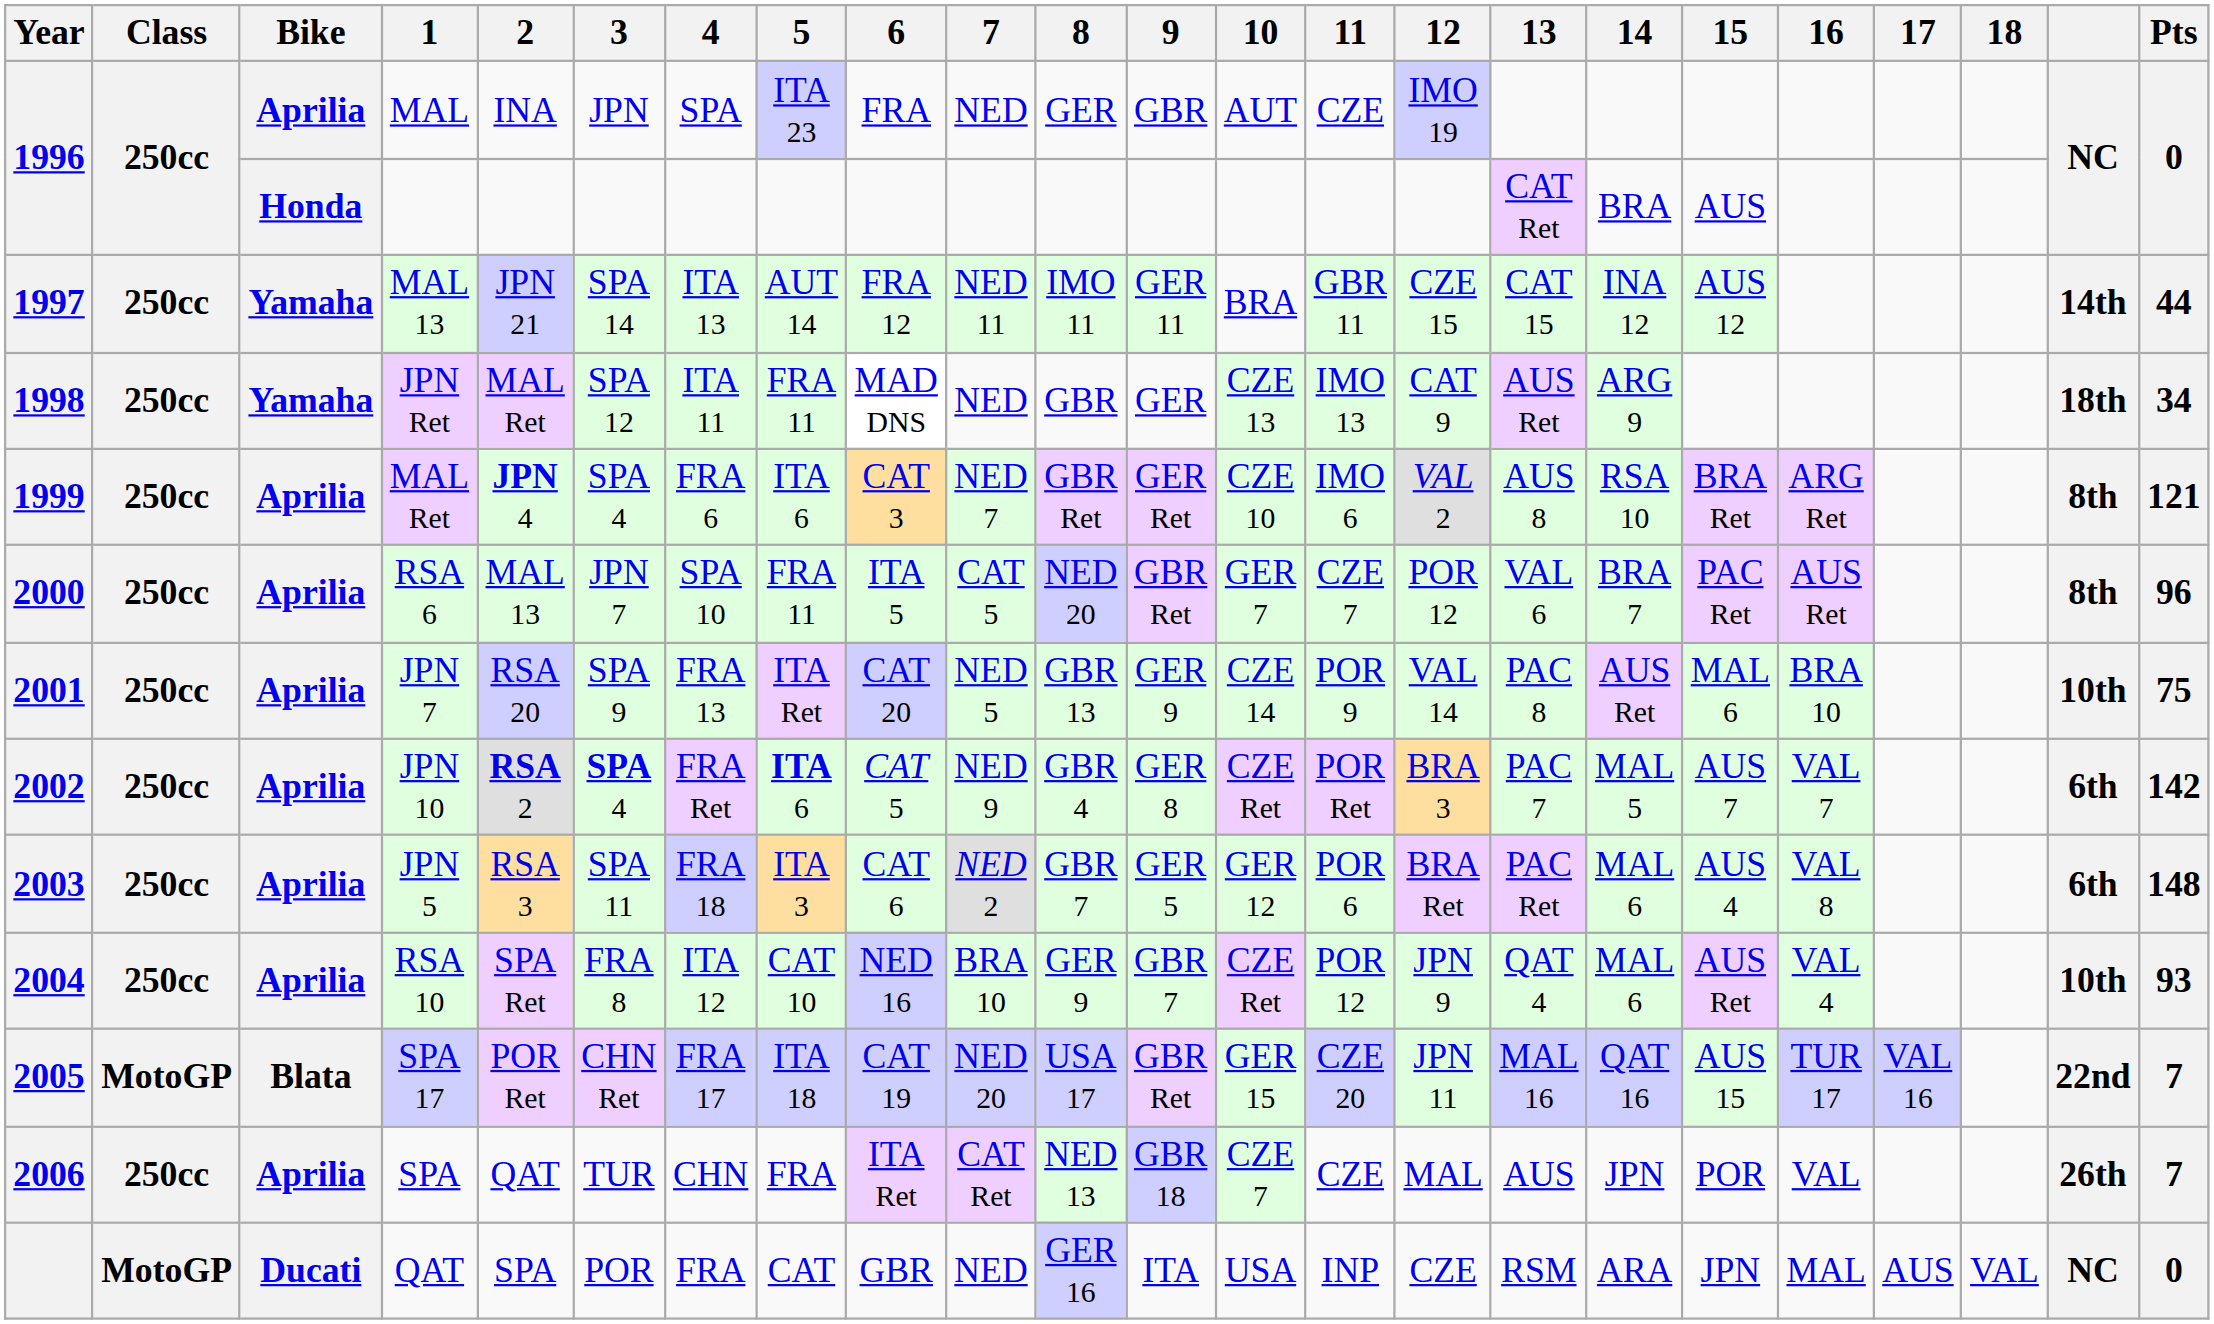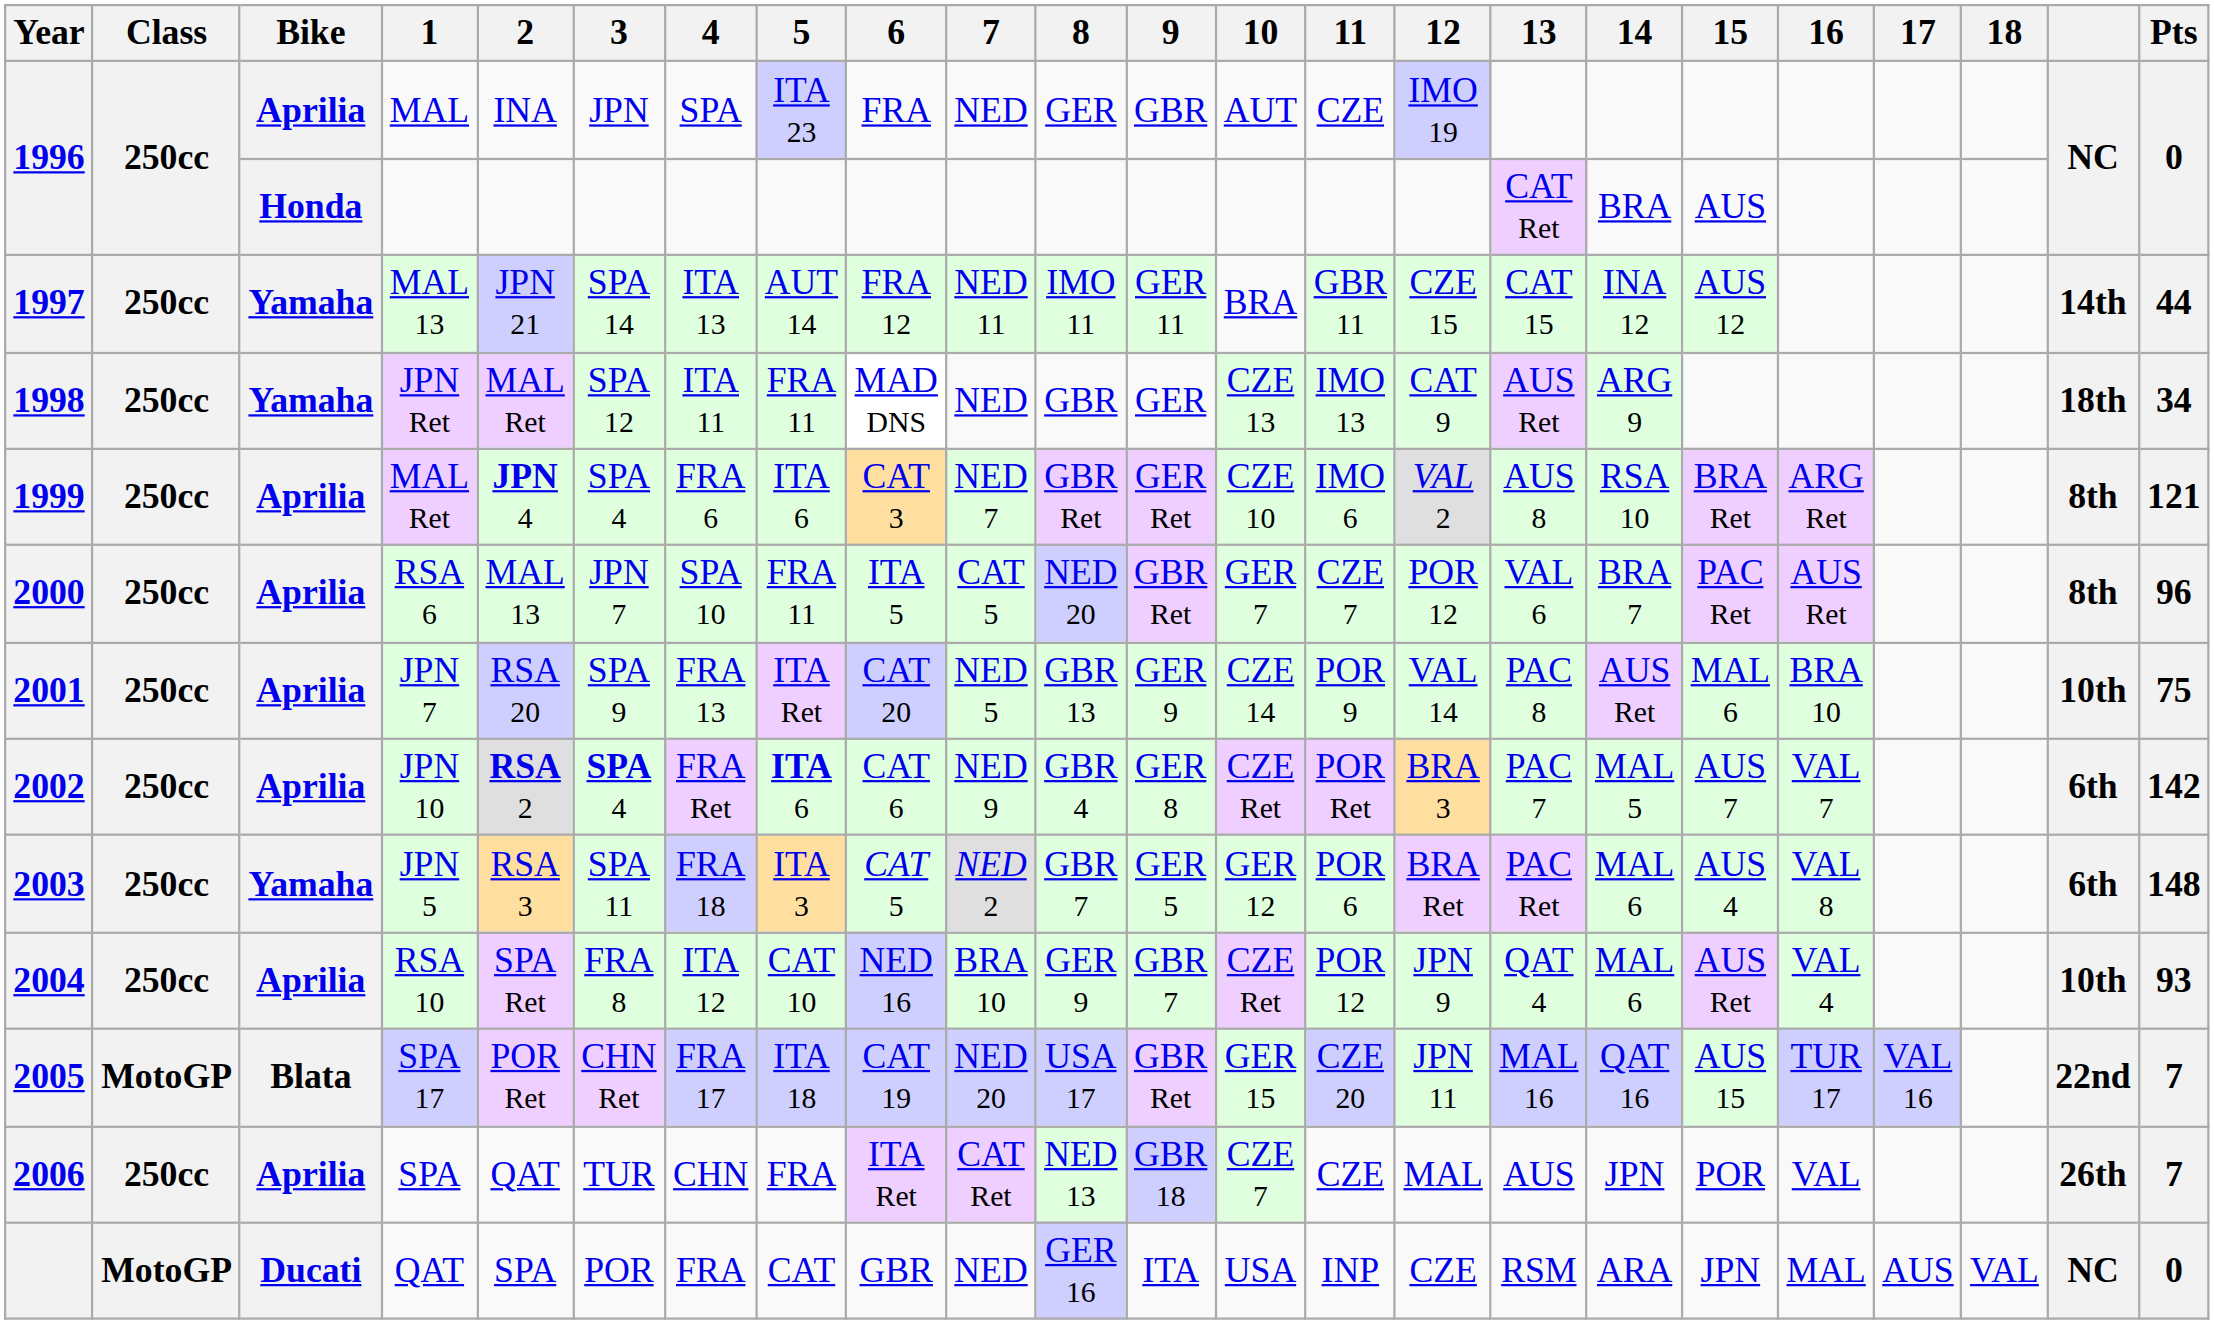(896, 786) CAT 5 -> (896, 786) CAT 6
(311, 883) Aprilia -> (311, 883) Yamaha
(896, 883) CAT 6 -> (896, 883) CAT 5
